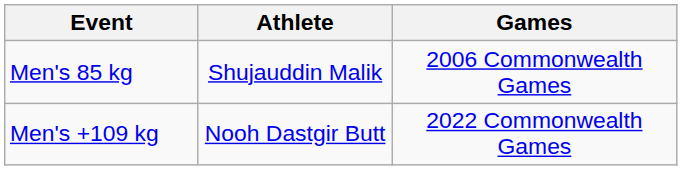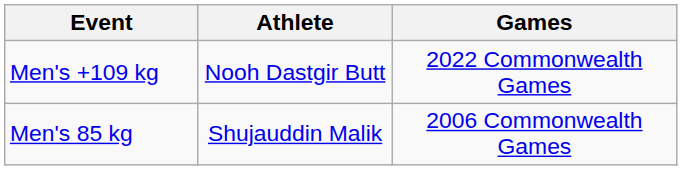rows swapped: (71, 71) <-> (84, 133)
